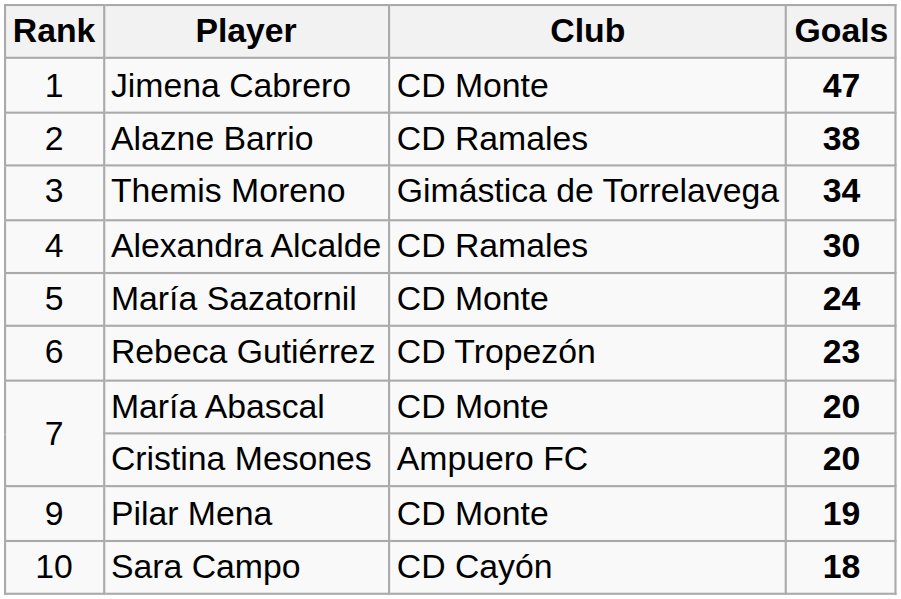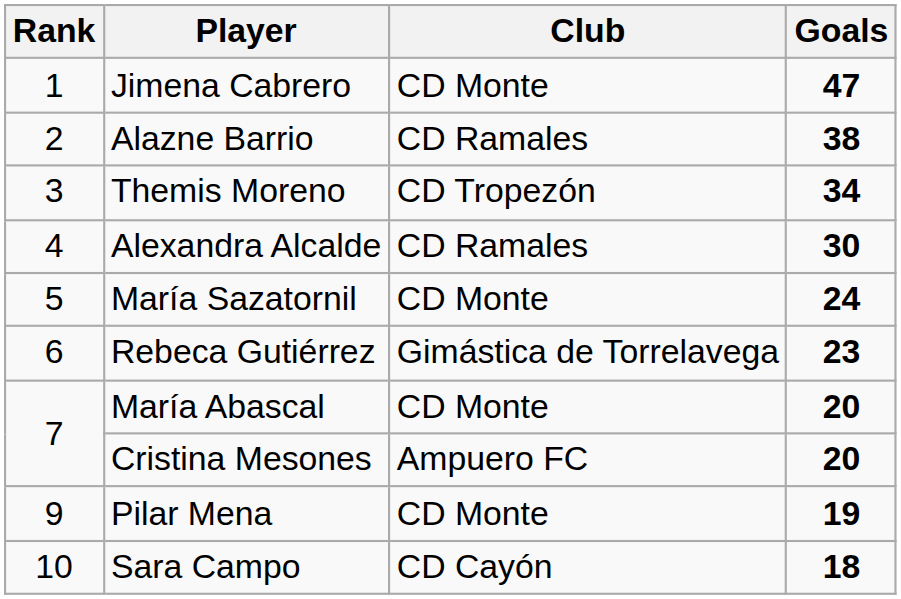(588, 191) Gimástica de Torrelavega -> (496, 191) CD Tropezón
(496, 352) CD Tropezón -> (588, 352) Gimástica de Torrelavega
